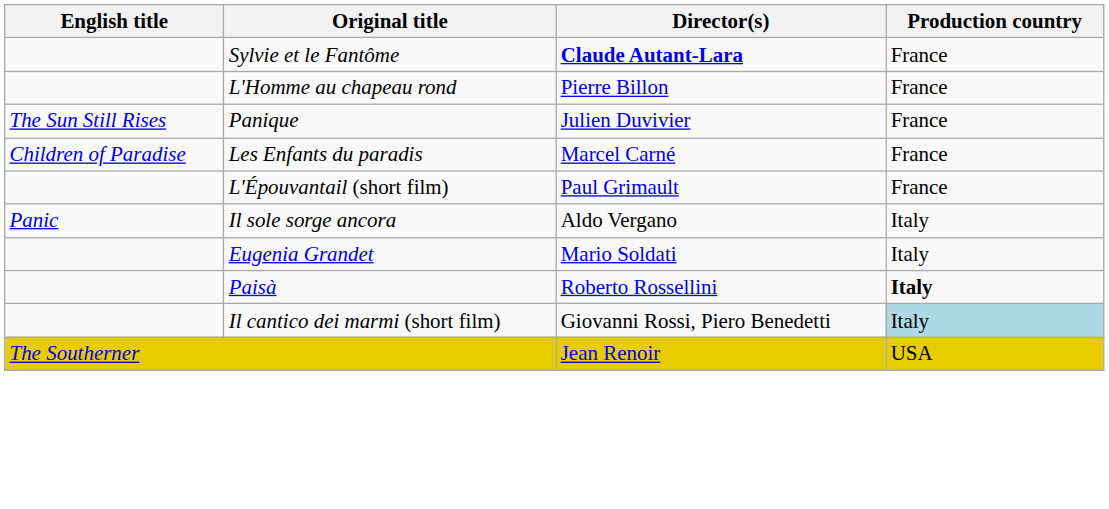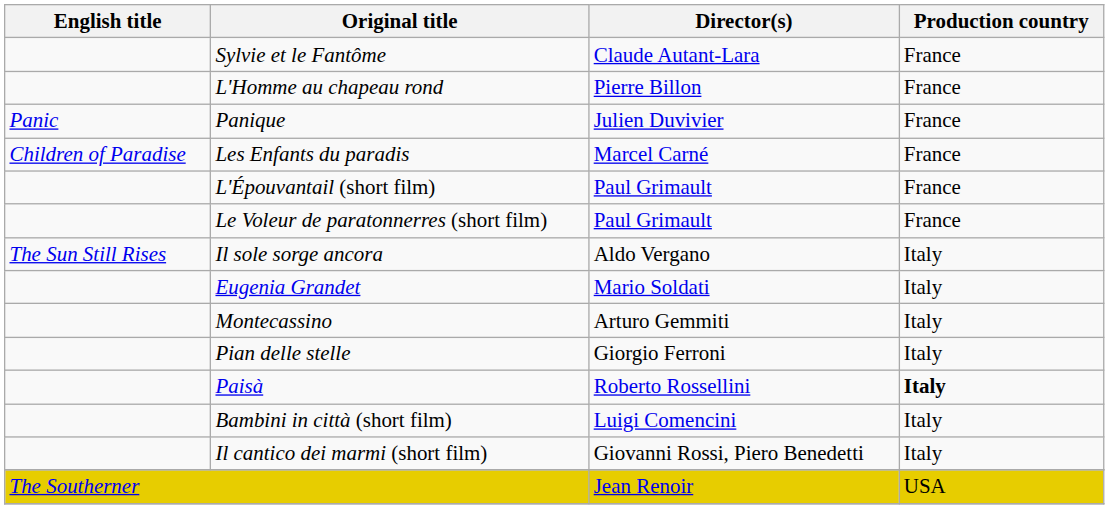(652, 54) bold -> (677, 54) normal
(88, 120) The Sun Still Rises -> (34, 120) Panic
+ row: (381, 220)
(34, 220) Panic -> (88, 253) The Sun Still Rises
+ row: (274, 320)
+ row: (283, 353)
+ row: (334, 420)
(910, 320) lightblue background -> (923, 453) no background
